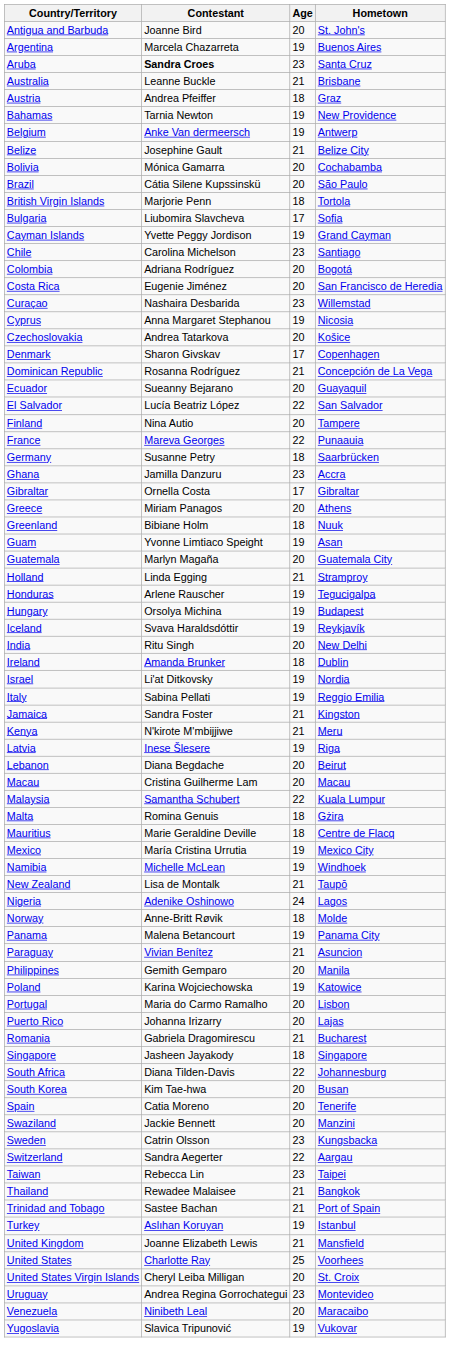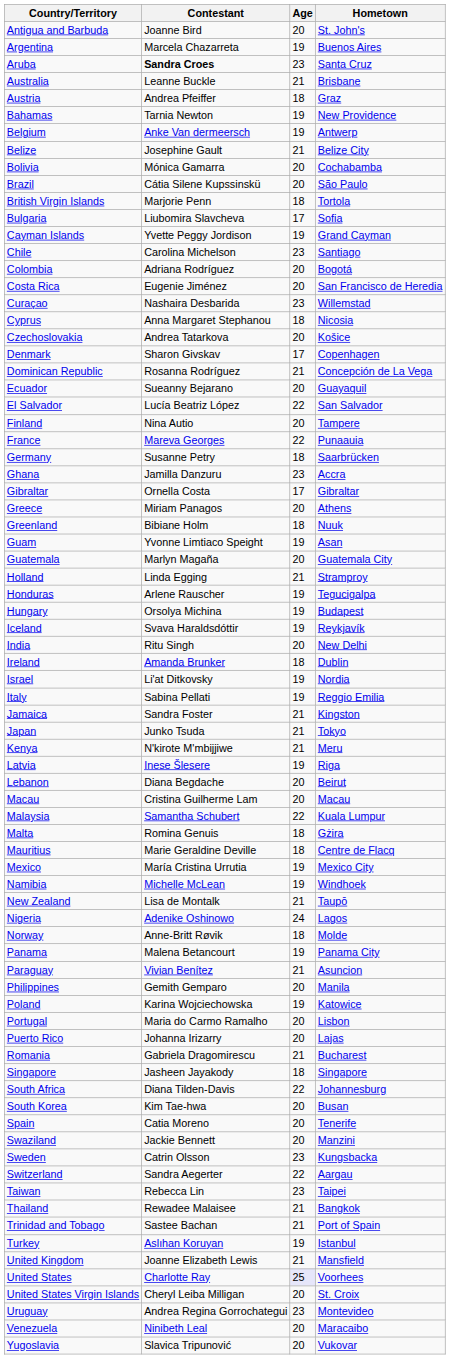(298, 321) 19 -> (298, 321) 18
+ row: (22, 731)
(298, 1260) no background -> (298, 1277) lavender background
(298, 1329) 19 -> (298, 1346) 20
